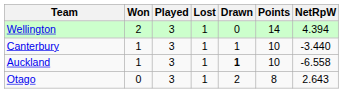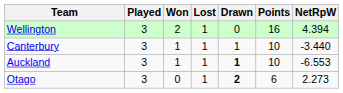columns swapped: (172, 12) <-> (138, 12)
(274, 29) 14 -> (274, 29) 16
(316, 63) -6.558 -> (316, 63) -6.553
(237, 79) normal -> (237, 79) bold
(274, 79) 8 -> (274, 79) 6
(316, 79) 2.643 -> (316, 79) 2.273
